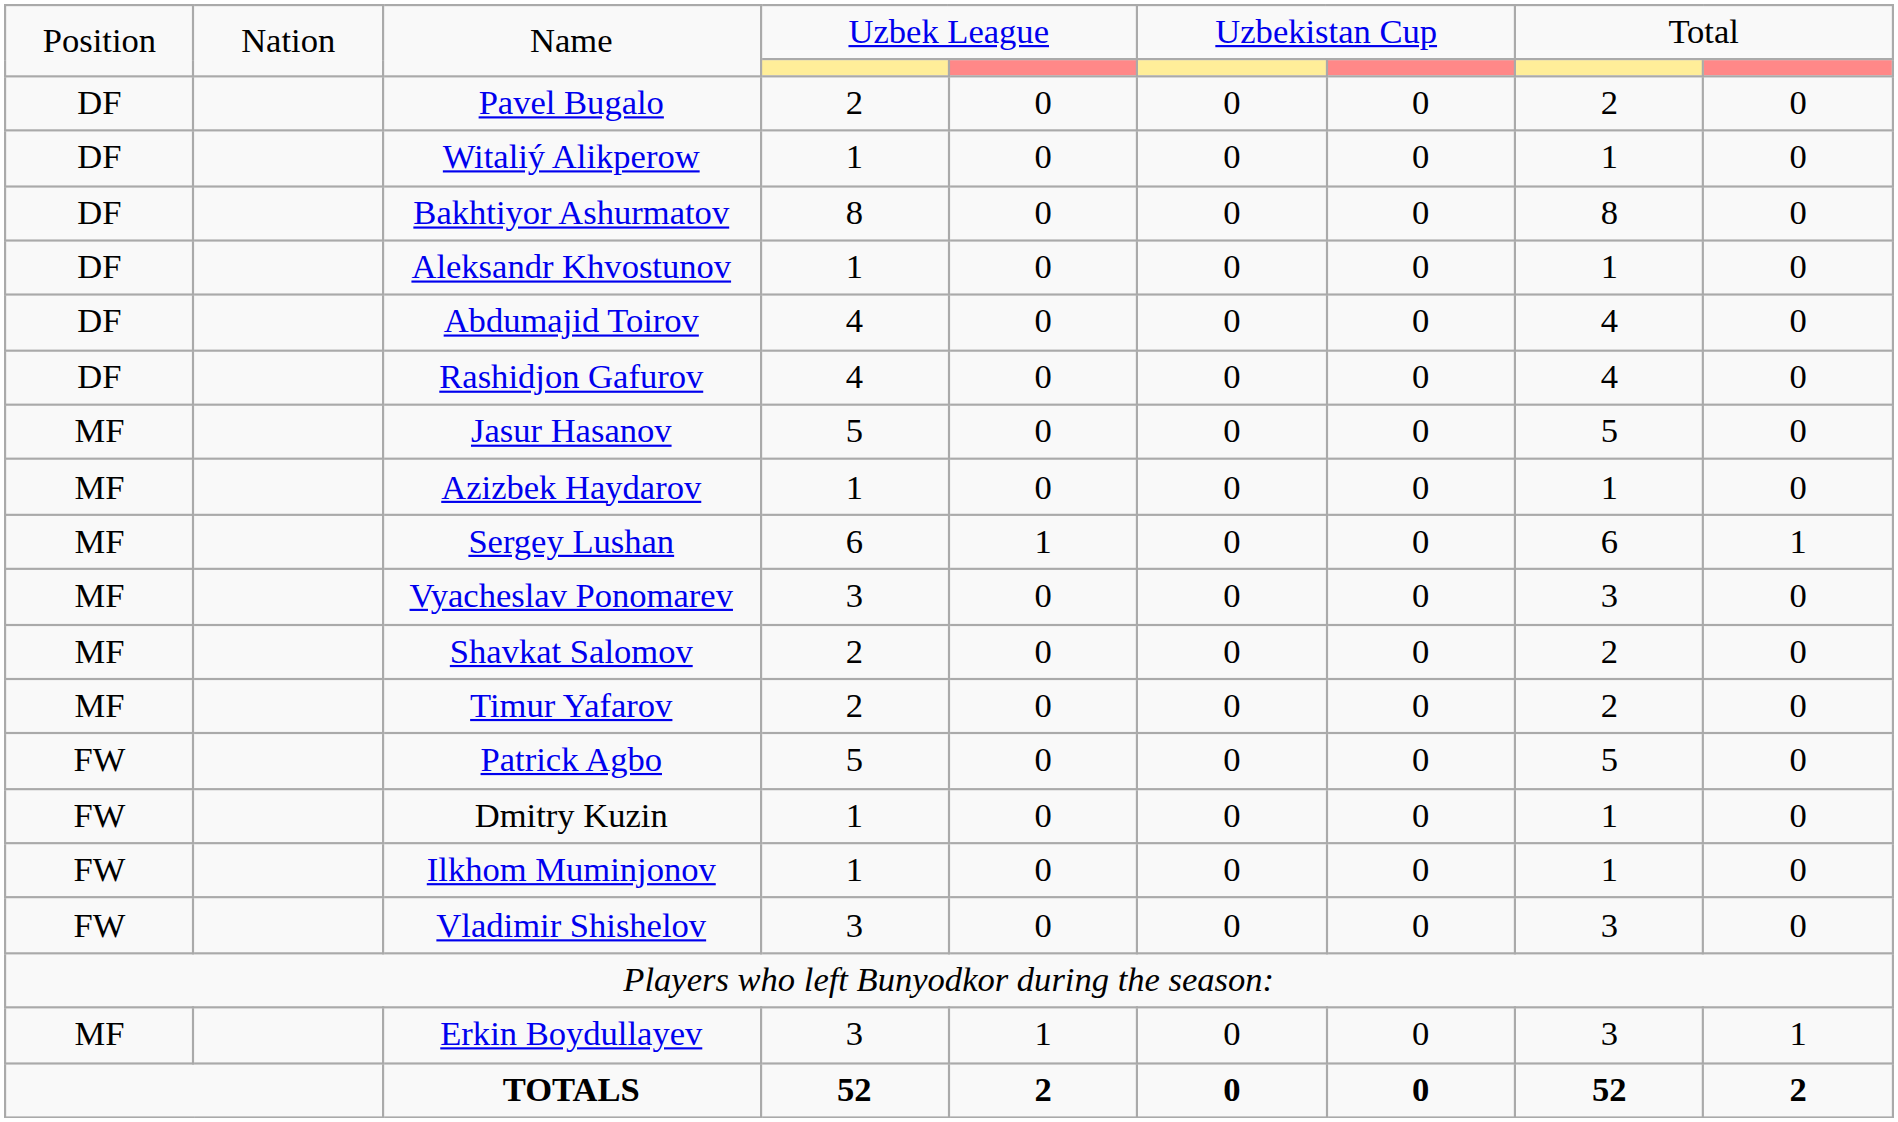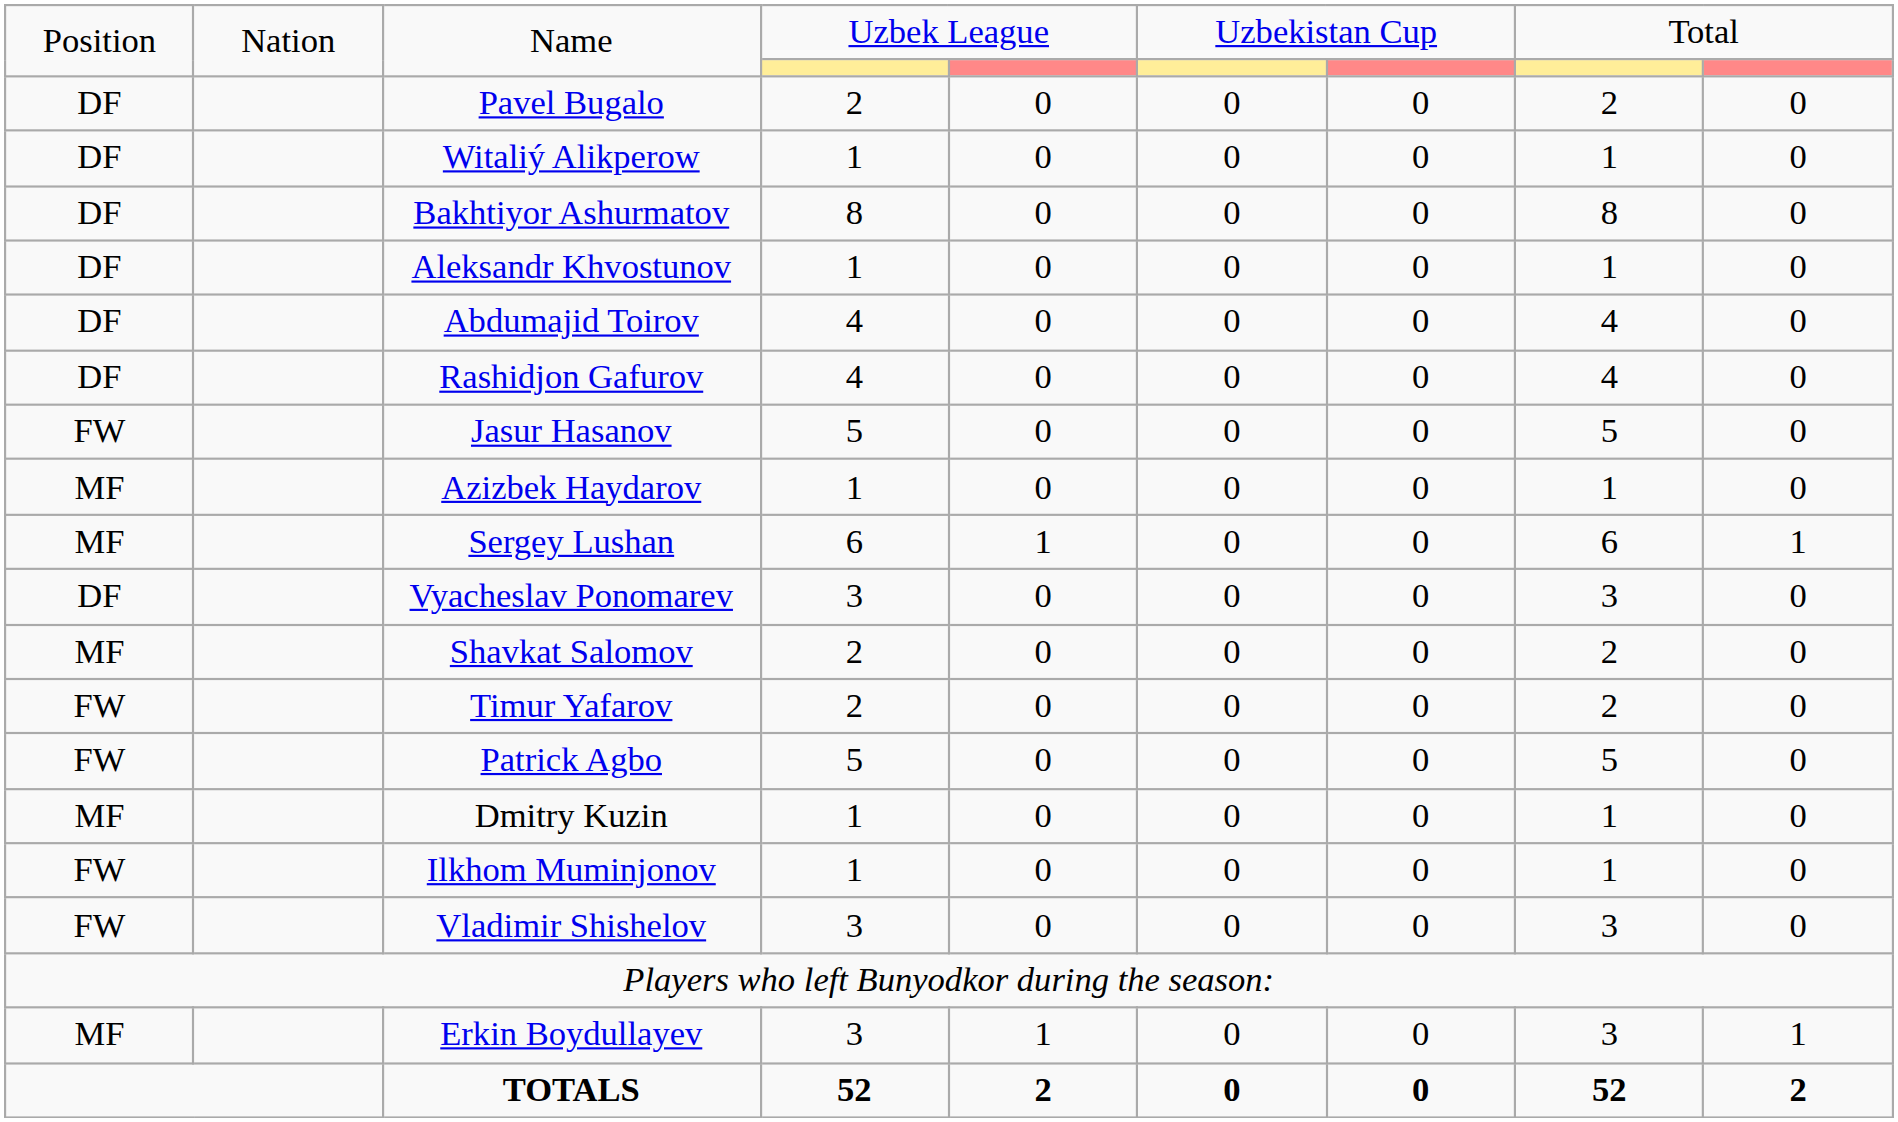(99, 431) MF -> (99, 431) FW
(99, 595) MF -> (99, 595) DF
(99, 705) MF -> (99, 705) FW
(99, 815) FW -> (99, 815) MF
